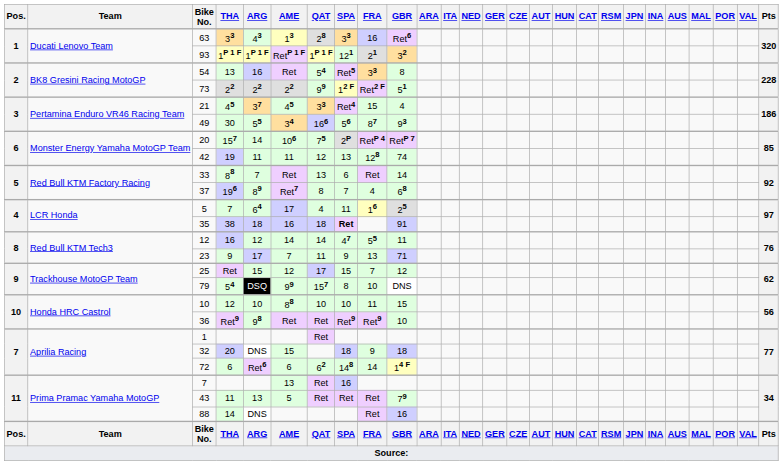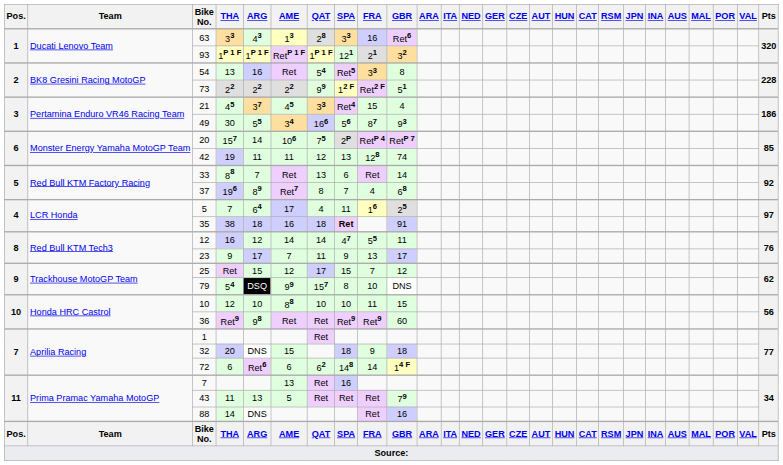(402, 255) 71 -> (402, 255) 17
(402, 320) 10 -> (402, 320) 60
